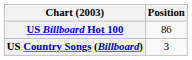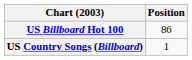(166, 47) 3 -> (166, 47) 1
